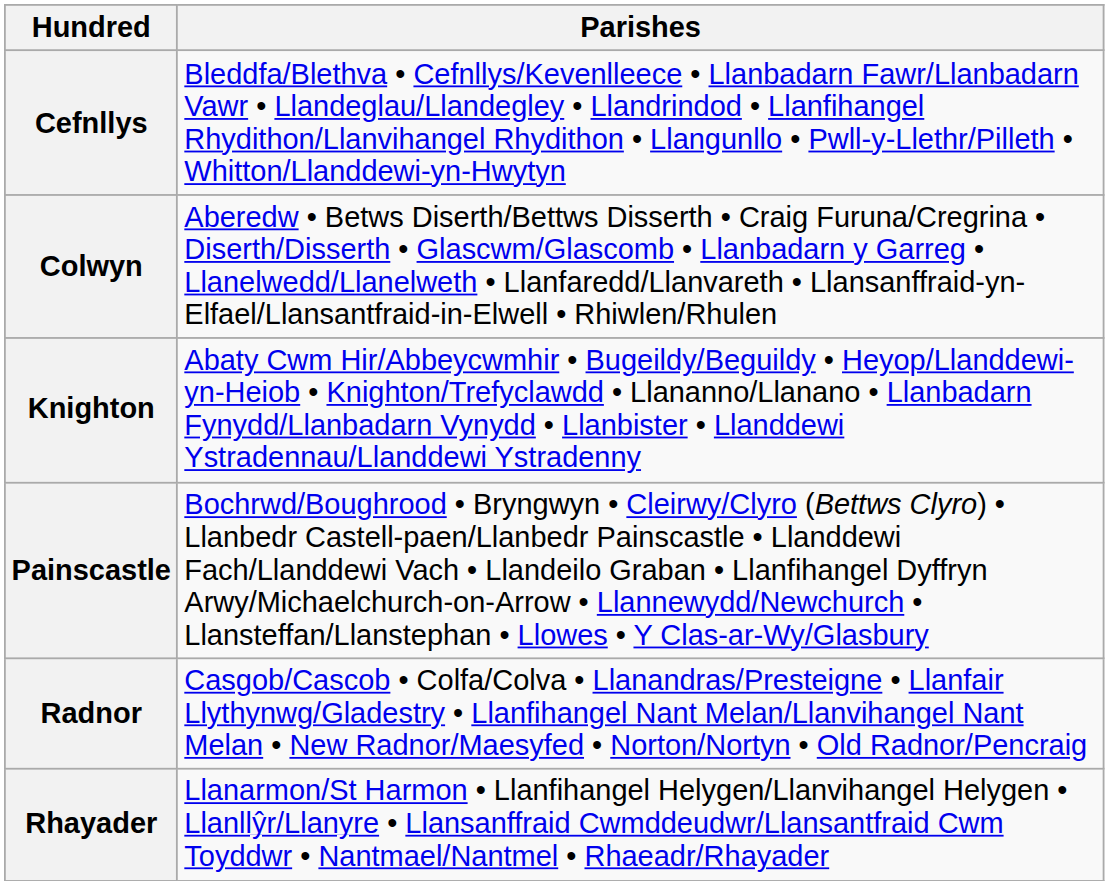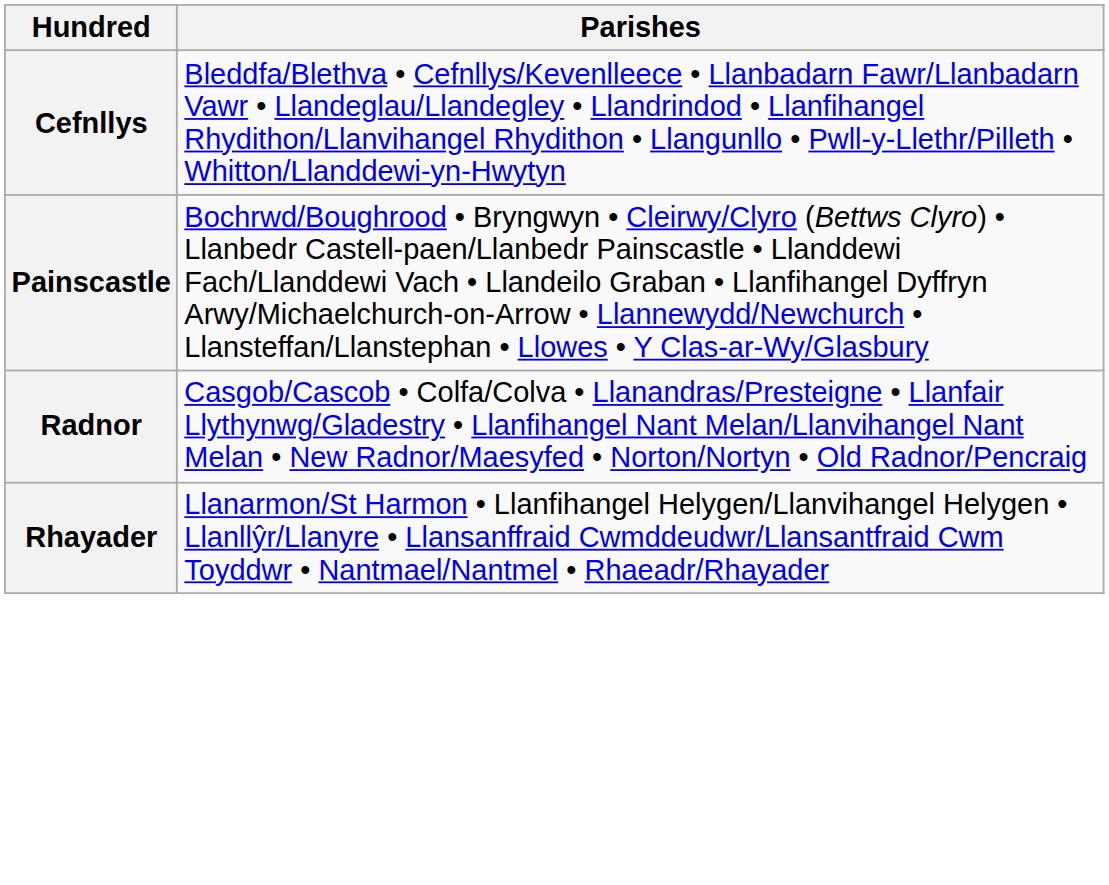- row: (91, 265)
- row: (91, 409)
